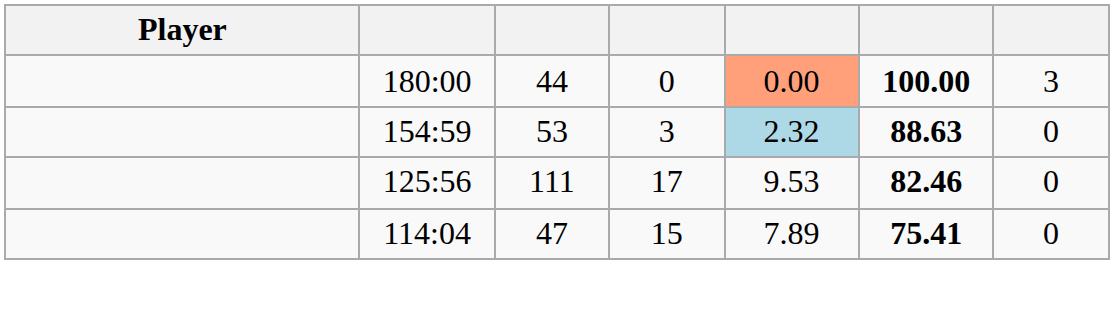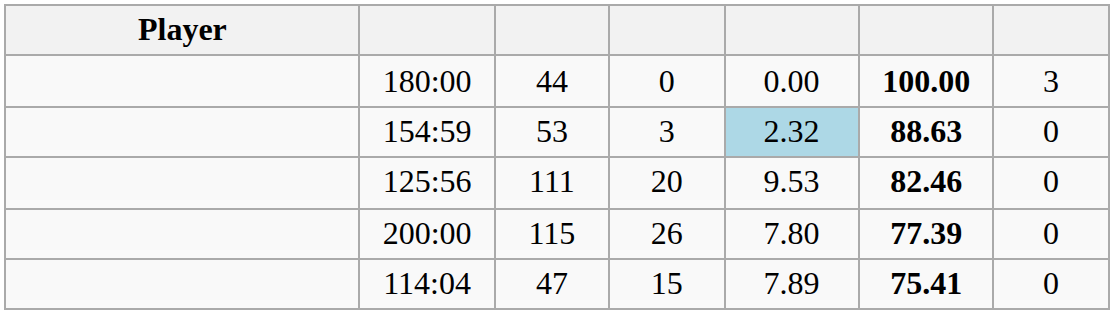(791, 80) lightsalmon background -> (791, 80) no background
(667, 182) 17 -> (667, 182) 20
+ row: (427, 232)
